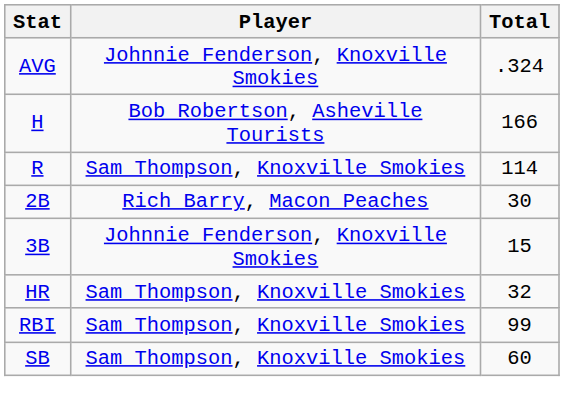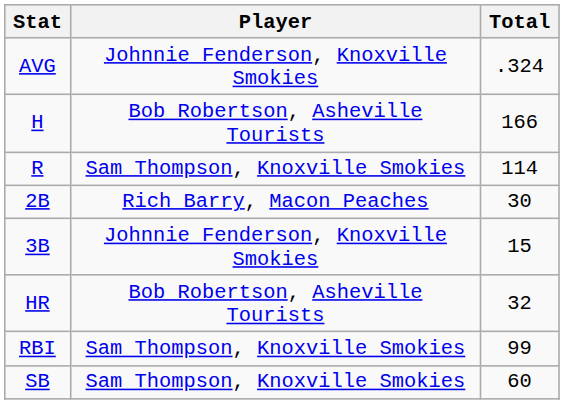(275, 292) Sam Thompson, Knoxville Smokies -> (275, 303) Bob Robertson, Asheville Tourists
